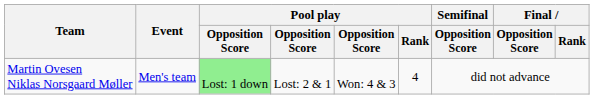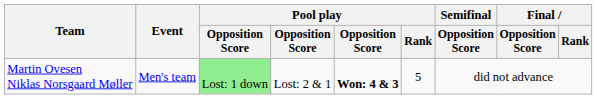(366, 84) normal -> (368, 84) bold
(415, 76) 4 -> (418, 76) 5
